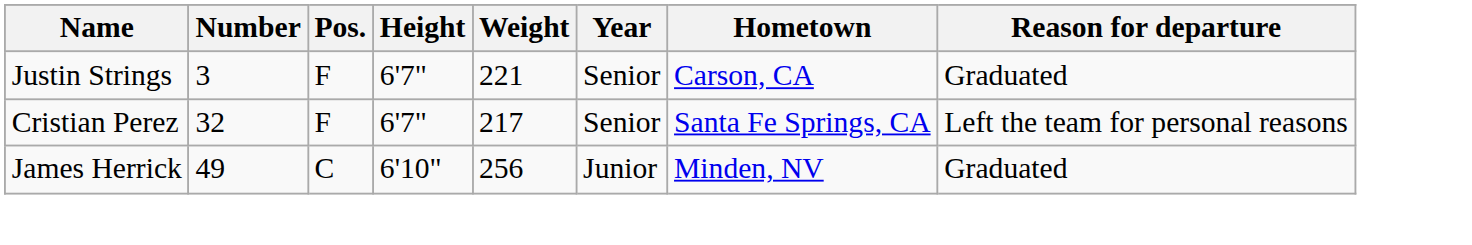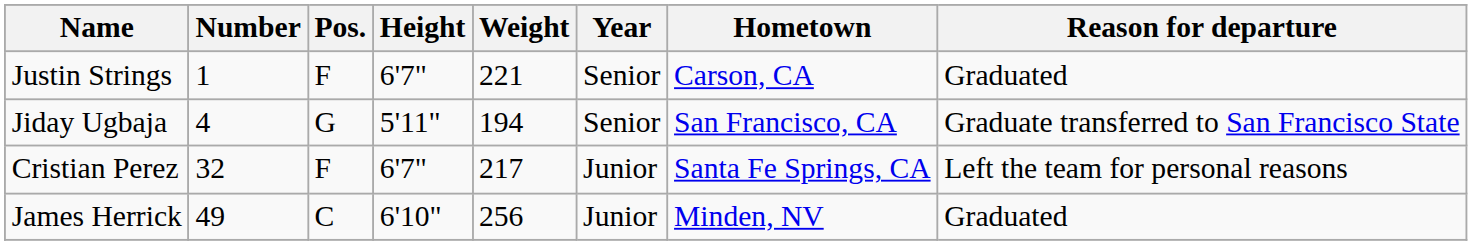(203, 74) 3 -> (203, 74) 1
+ row: (89, 121)
(622, 121) Senior -> (620, 168) Junior
